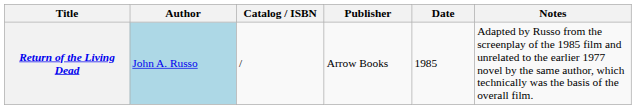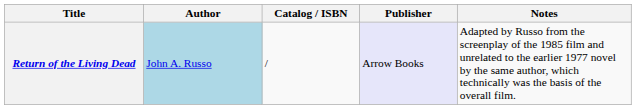- column: (443, 13)
(357, 63) no background -> (393, 63) lavender background
